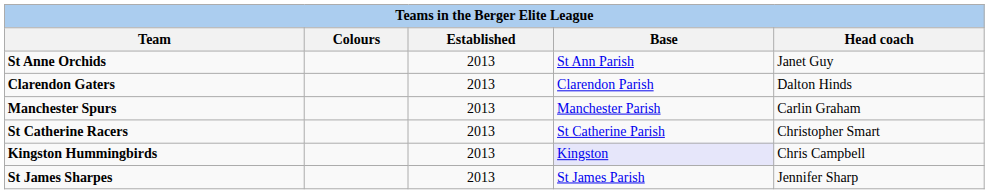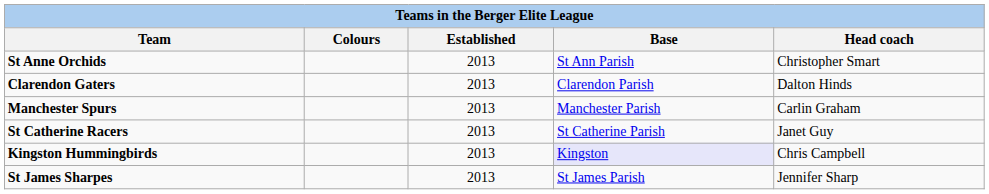(805, 62) Janet Guy -> (829, 62) Christopher Smart
(829, 131) Christopher Smart -> (805, 131) Janet Guy
